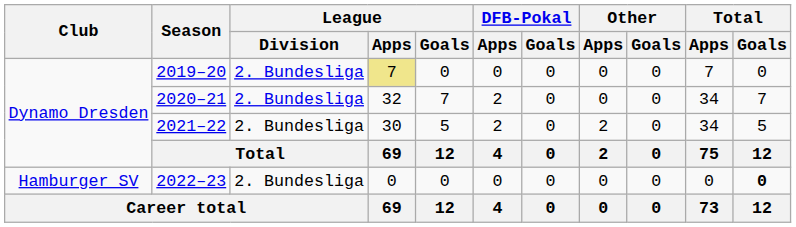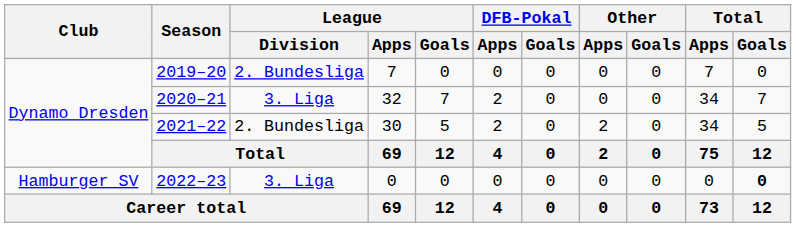(392, 72) khaki background -> (392, 72) no background
(299, 100) 2. Bundesliga -> (299, 100) 3. Liga
(299, 181) 2. Bundesliga -> (299, 181) 3. Liga
